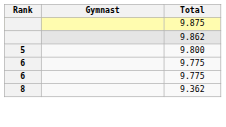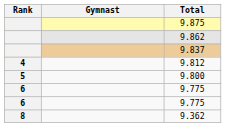+ row: (23, 51)
+ row: (23, 64)
